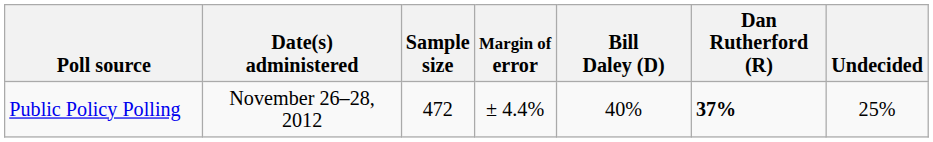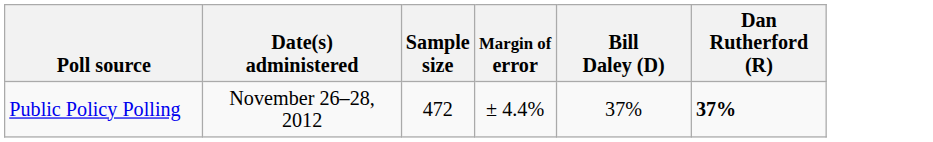- column: (877, 65)
(624, 109) 40% -> (624, 109) 37%
